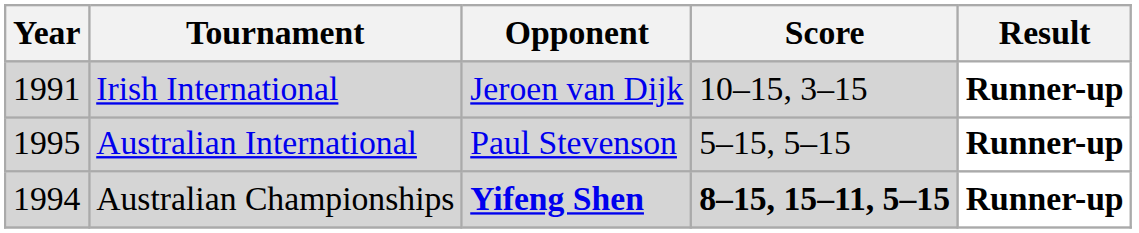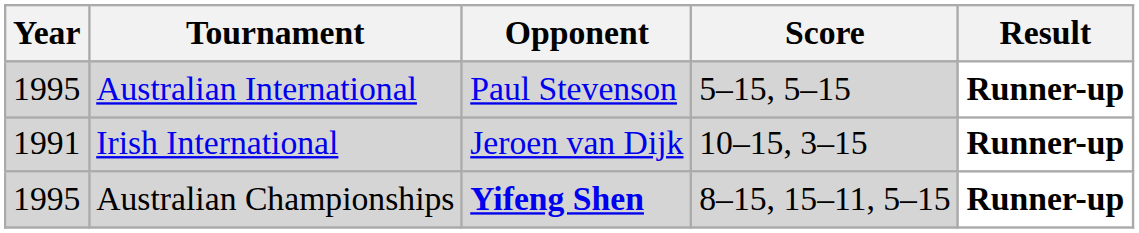rows swapped: (217, 88) <-> (257, 143)
(47, 199) 1994 -> (47, 199) 1995
(825, 199) bold -> (825, 199) normal
